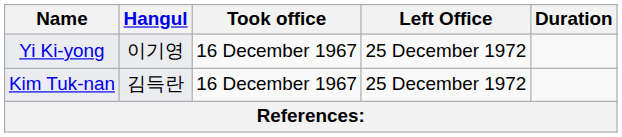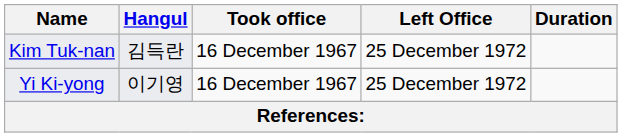rows swapped: (62, 51) <-> (62, 84)
